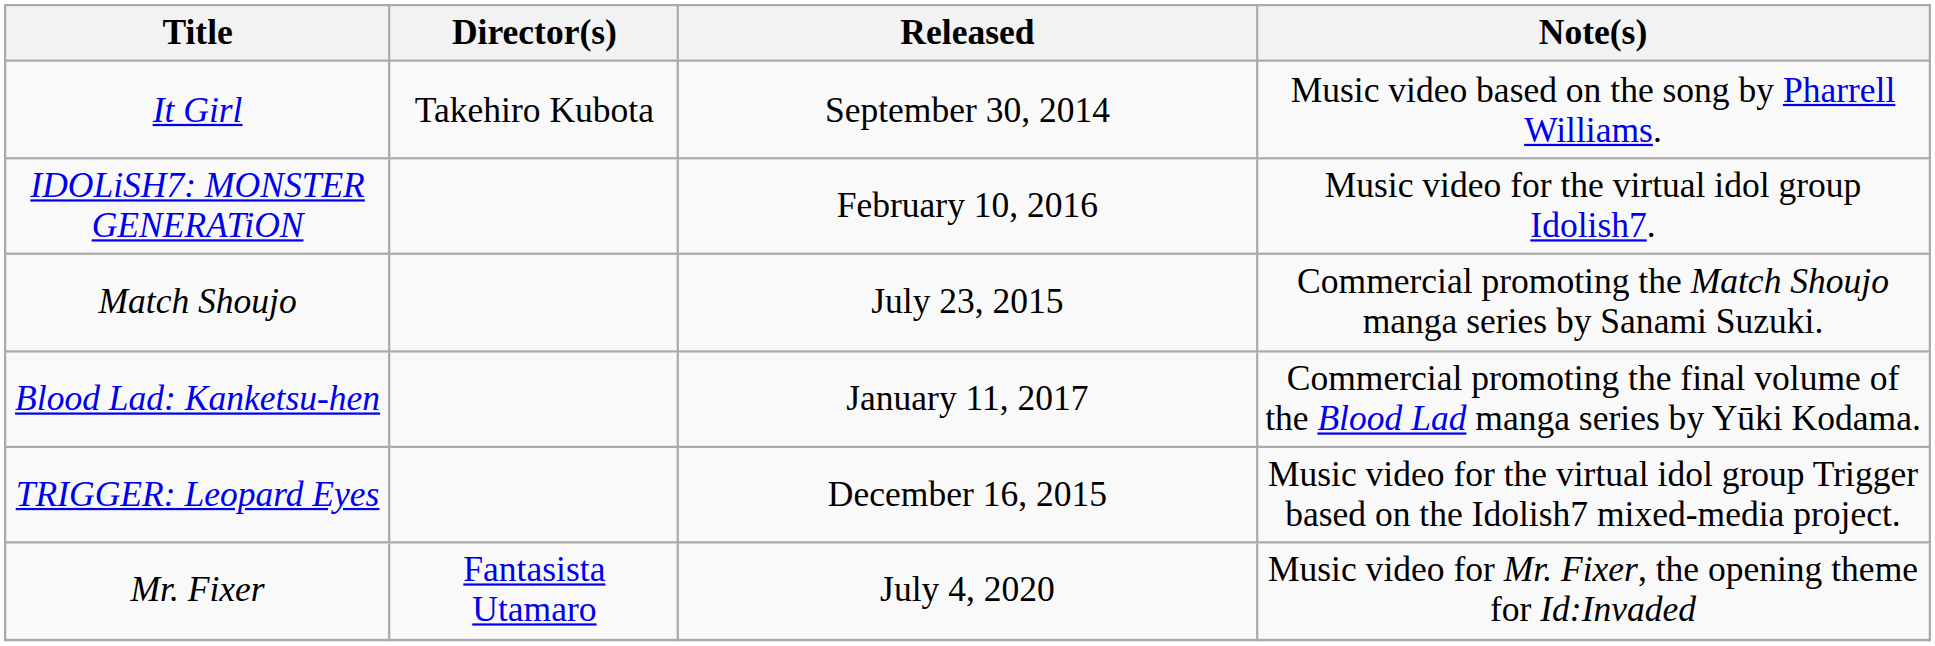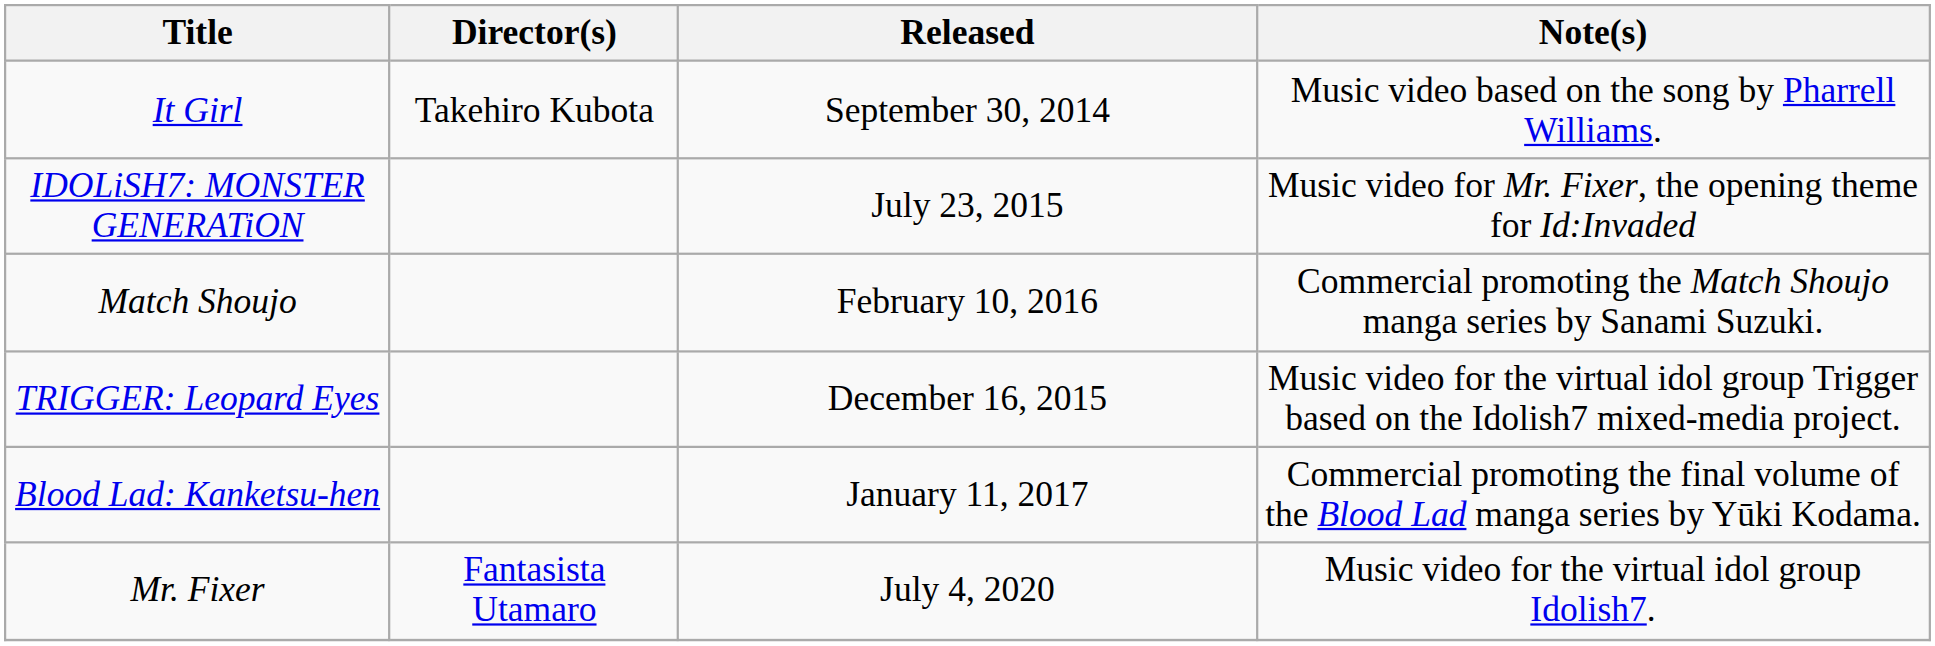(967, 205) February 10, 2016 -> (967, 205) July 23, 2015
(1593, 205) Music video for the virtual idol group Idolish7. -> (1593, 205) Music video for Mr. Fixer, the opening theme for Id:Invaded
(967, 301) July 23, 2015 -> (967, 301) February 10, 2016
rows swapped: (198, 494) <-> (198, 397)
(1593, 590) Music video for Mr. Fixer, the opening theme for Id:Invaded -> (1593, 590) Music video for the virtual idol group Idolish7.
